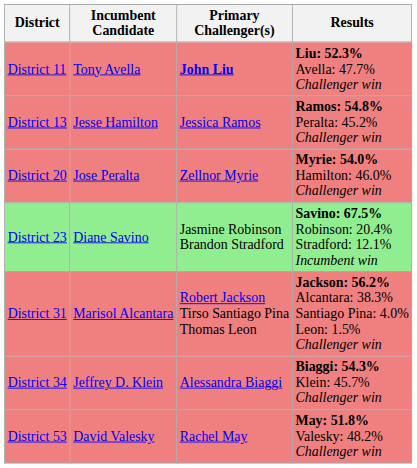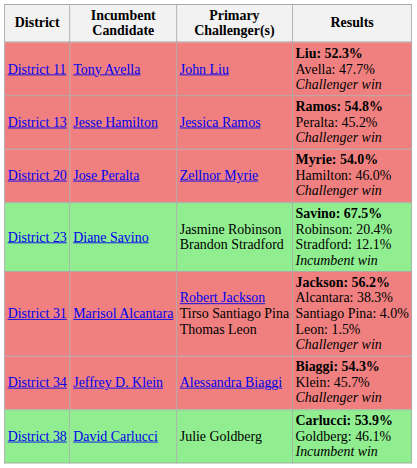(207, 68) bold -> (204, 68) normal
+ row: (37, 436)
- row: (37, 436)
